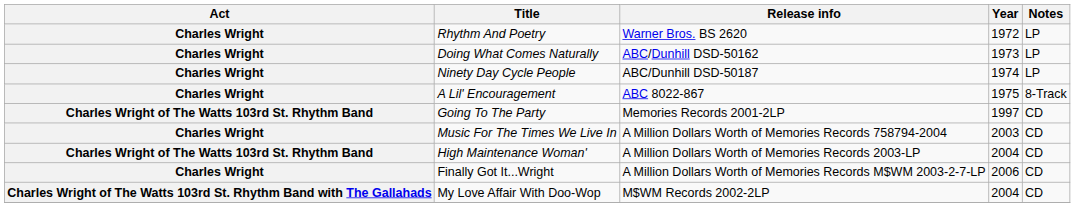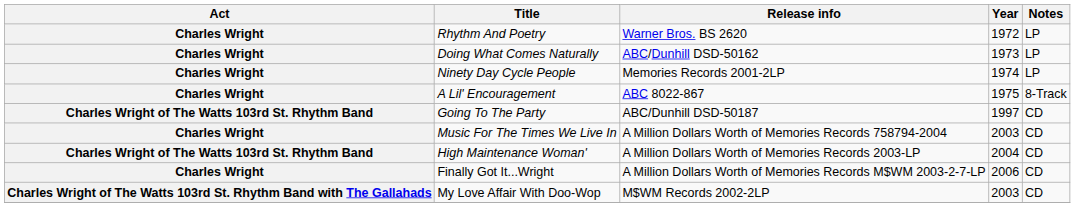(690, 73) ABC/Dunhill DSD-50187 -> (704, 73) Memories Records 2001-2LP
(704, 113) Memories Records 2001-2LP -> (690, 113) ABC/Dunhill DSD-50187
(1005, 192) 2004 -> (1005, 192) 2003
